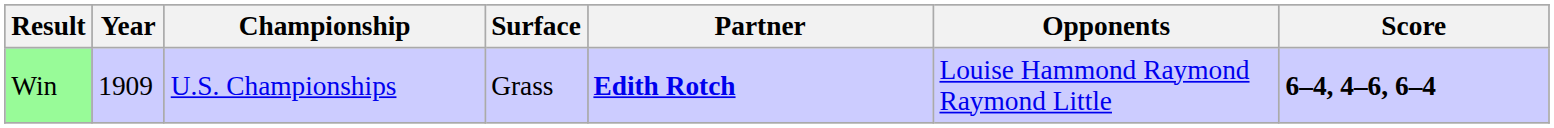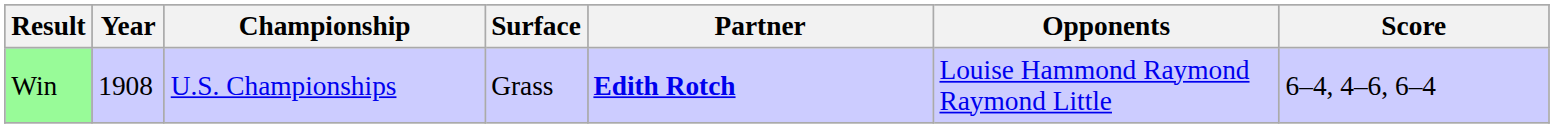(126, 84) 1909 -> (126, 84) 1908
(1361, 84) bold -> (1361, 84) normal
